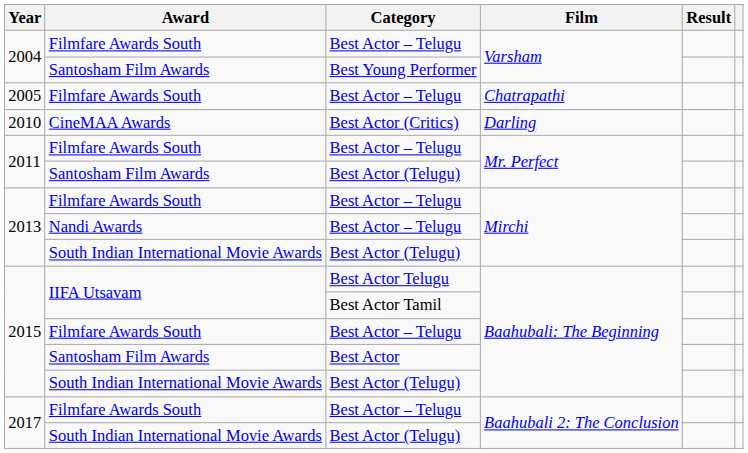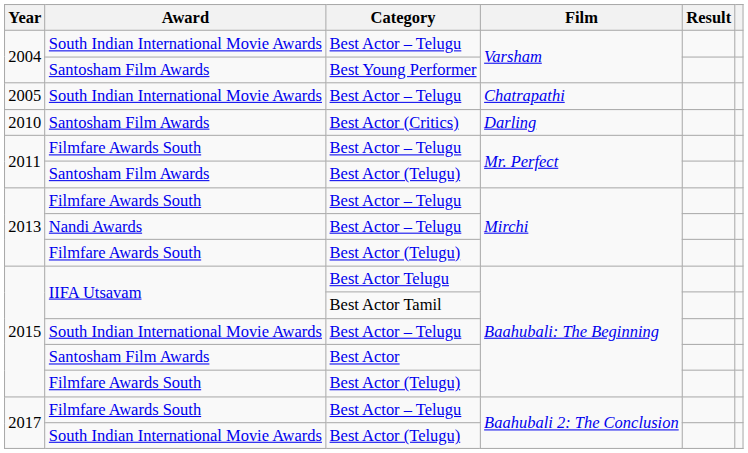(125, 43) Filmfare Awards South -> (185, 43) South Indian International Movie Awards
(125, 95) Filmfare Awards South -> (185, 95) South Indian International Movie Awards
(110, 122) CineMAA Awards -> (129, 122) Santosham Film Awards
(185, 252) South Indian International Movie Awards -> (125, 252) Filmfare Awards South
(125, 331) Filmfare Awards South -> (185, 331) South Indian International Movie Awards
(185, 383) South Indian International Movie Awards -> (125, 383) Filmfare Awards South
